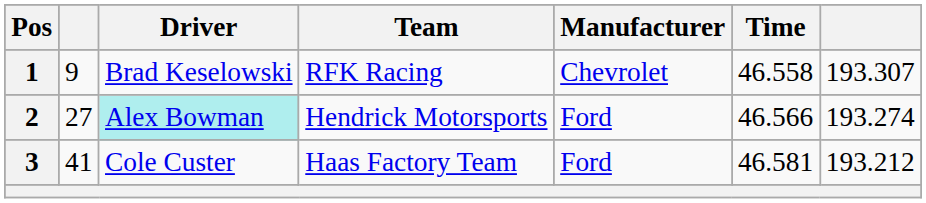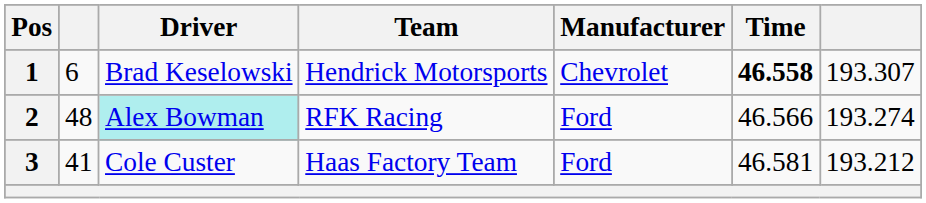(72, 72) 9 -> (72, 72) 6
(374, 72) RFK Racing -> (426, 72) Hendrick Motorsports
(776, 72) normal -> (776, 72) bold
(79, 117) 27 -> (79, 117) 48
(426, 117) Hendrick Motorsports -> (374, 117) RFK Racing
